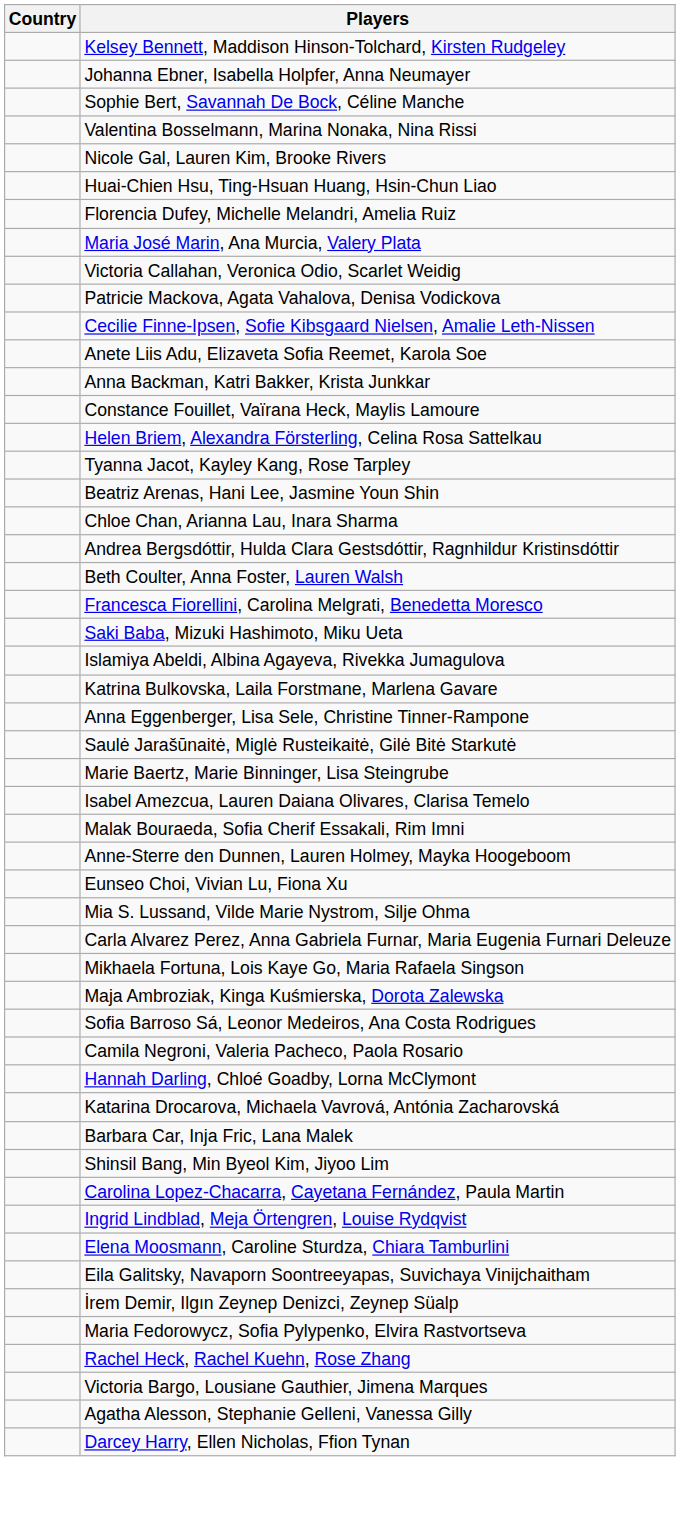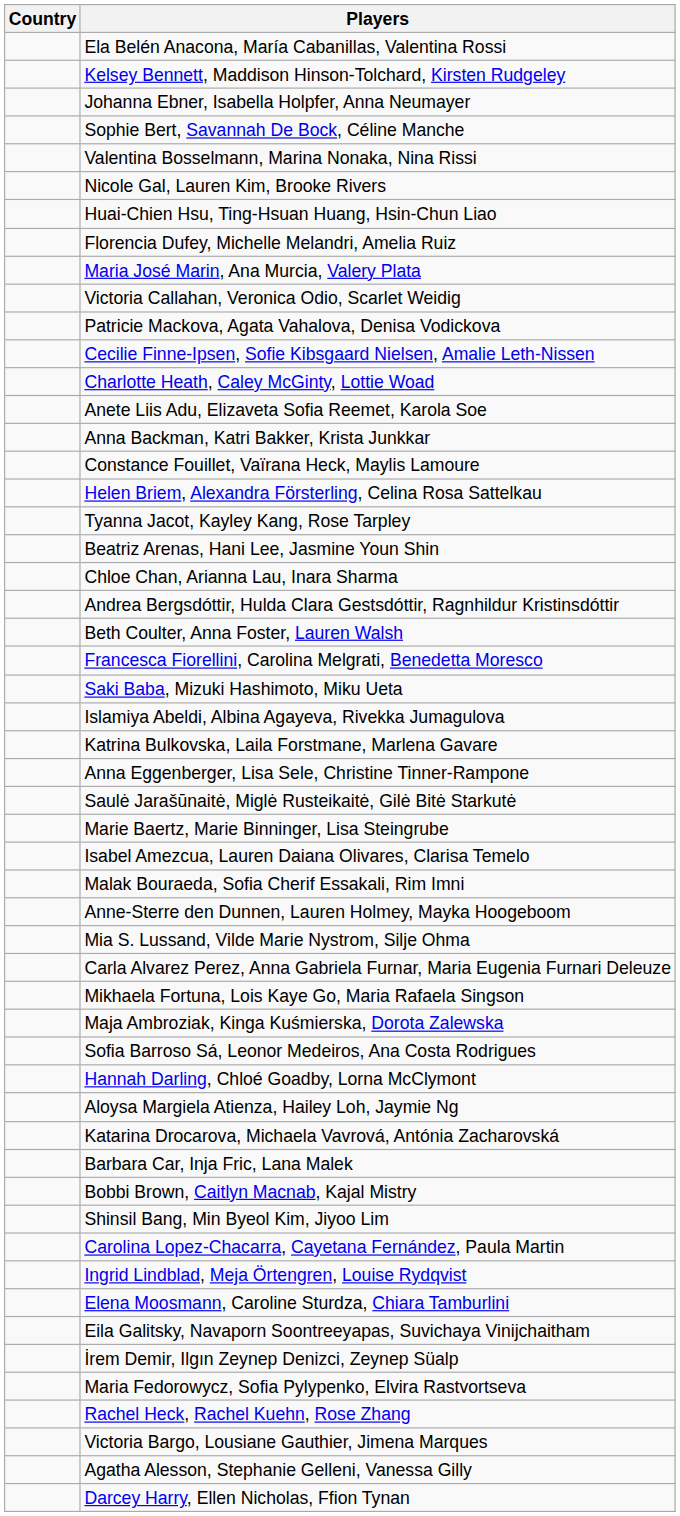+ row: (295, 47)
+ row: (259, 382)
- row: (216, 884)
- row: (274, 1051)
+ row: (271, 1107)
+ row: (250, 1191)
